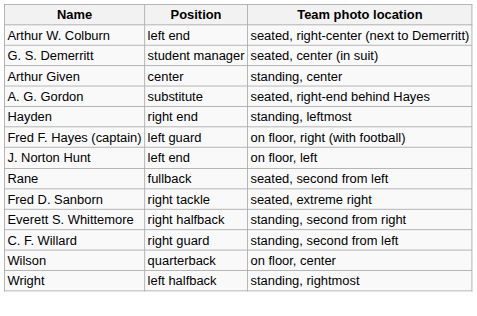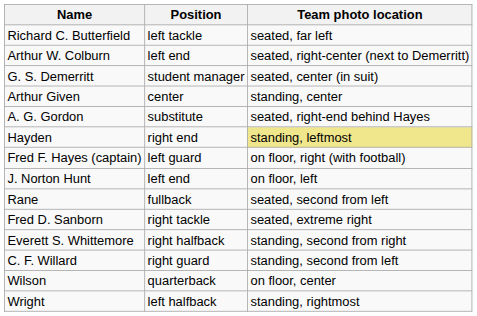+ row: (69, 35)
(301, 117) no background -> (301, 138) khaki background
